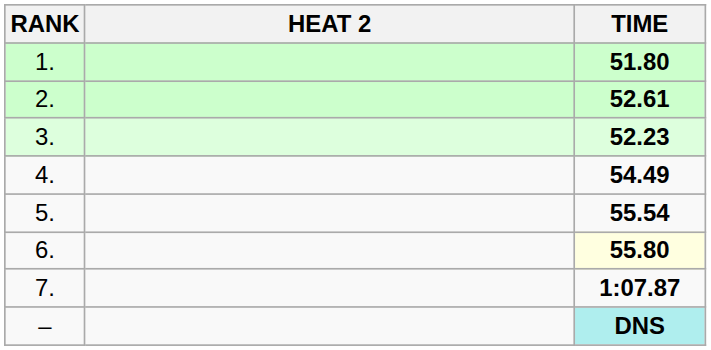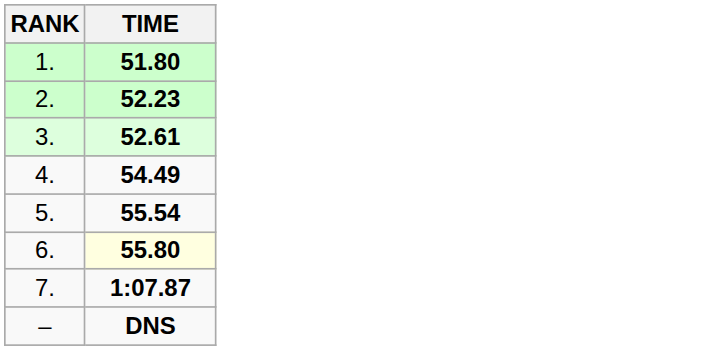- column: (330, 24)
(640, 100) 52.61 -> (150, 100) 52.23
(640, 137) 52.23 -> (150, 137) 52.61
(640, 326) paleturquoise background -> (150, 326) no background
